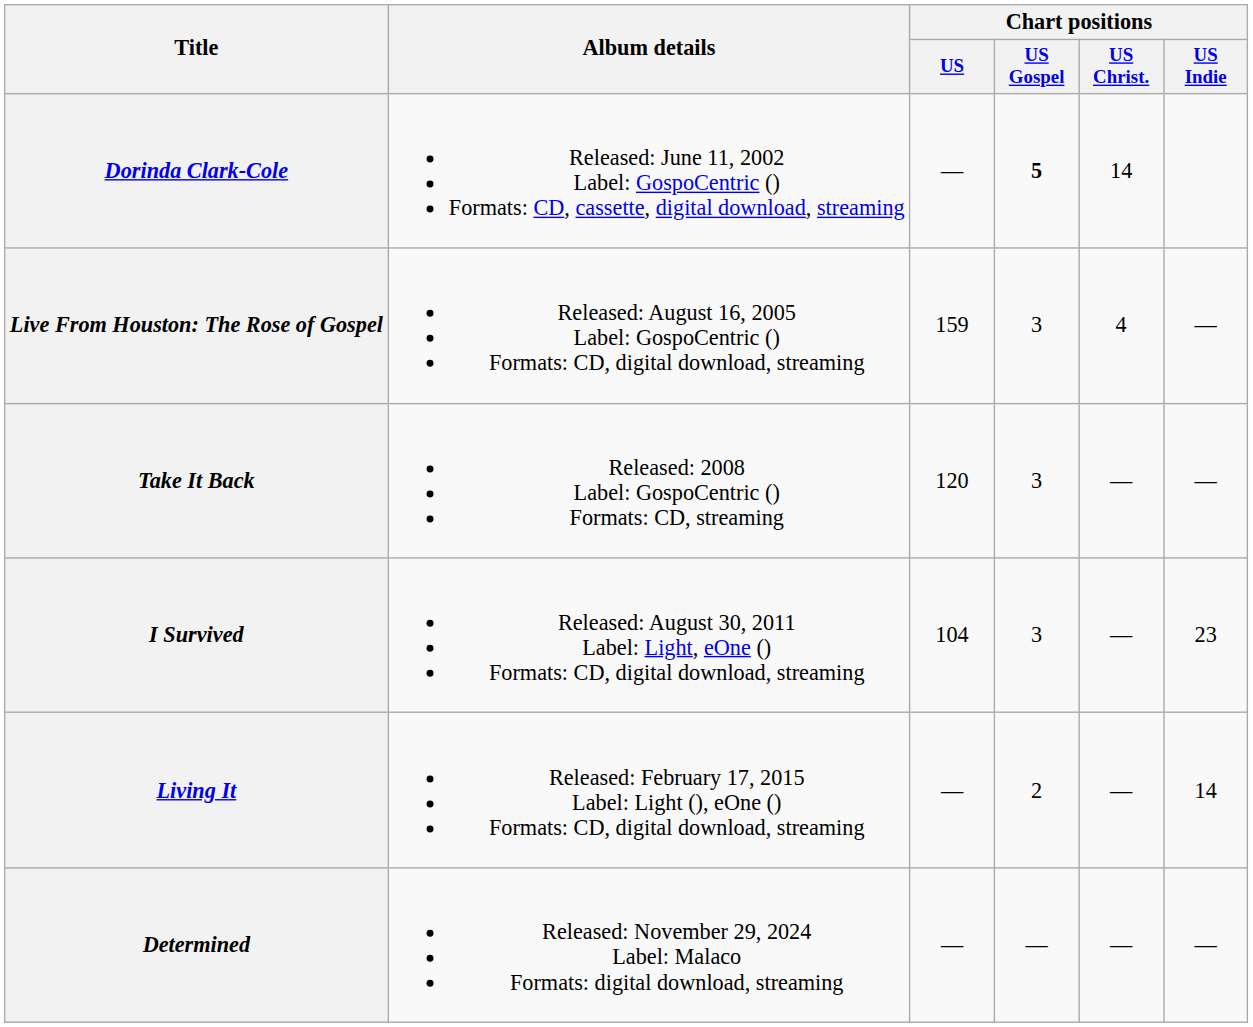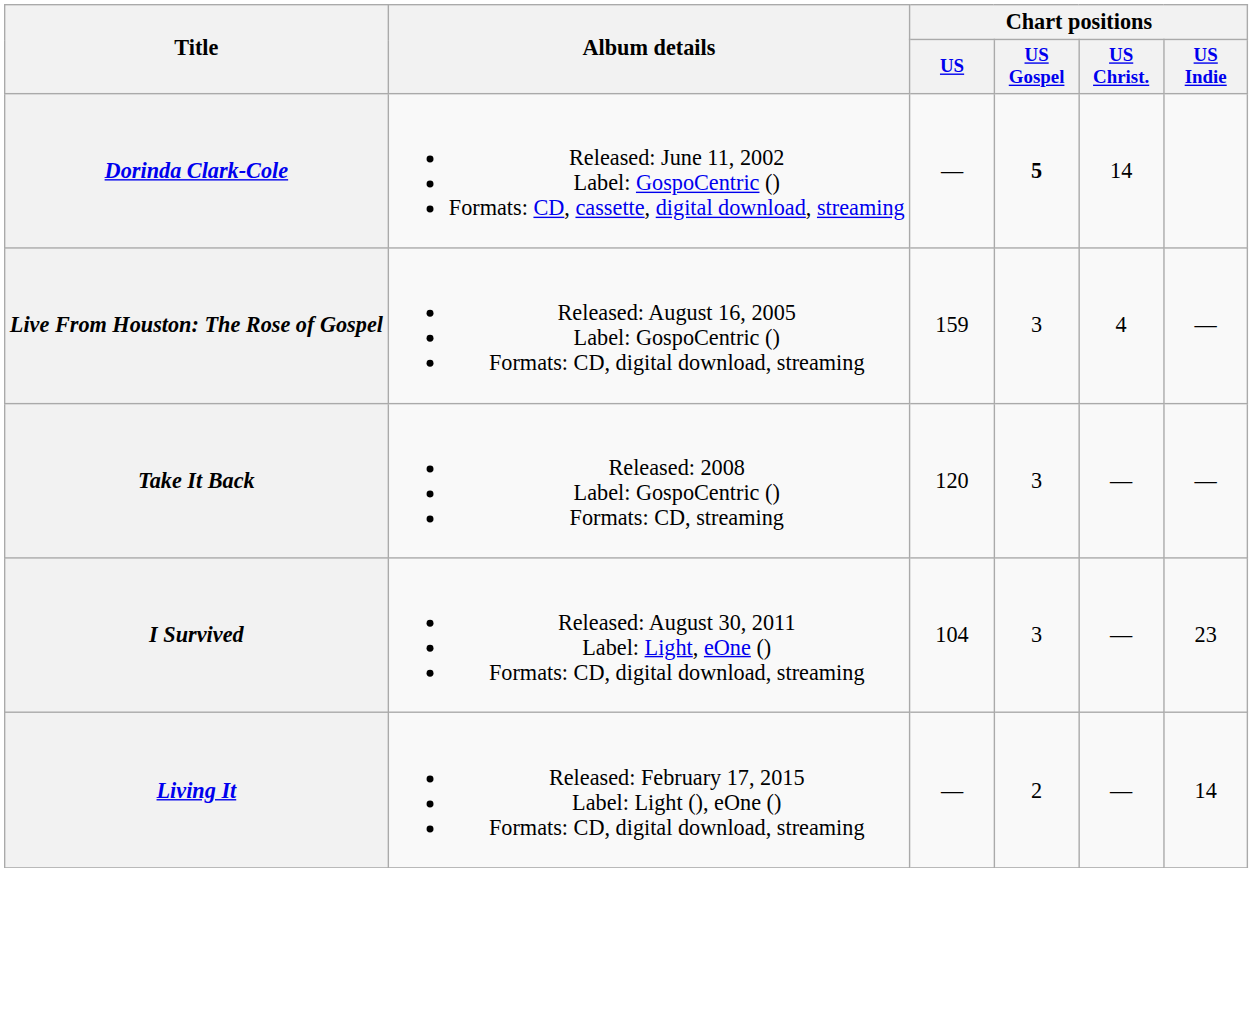- row: (196, 944)
